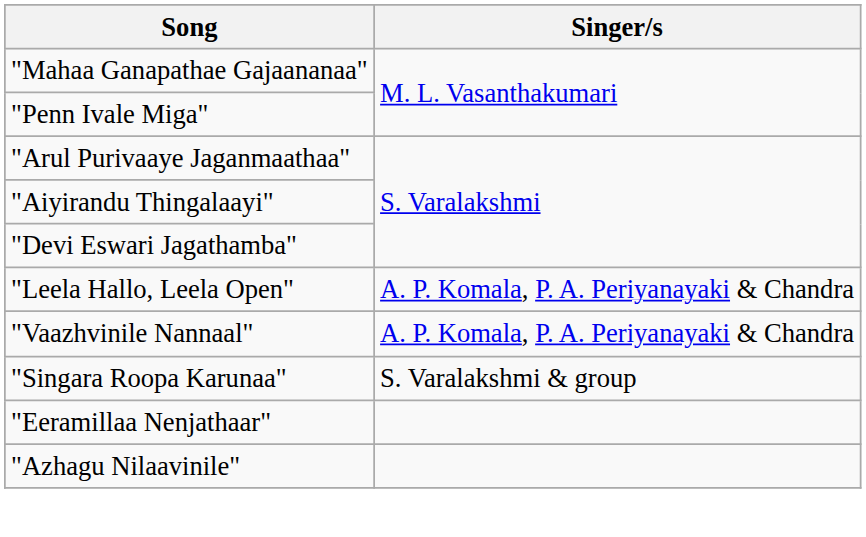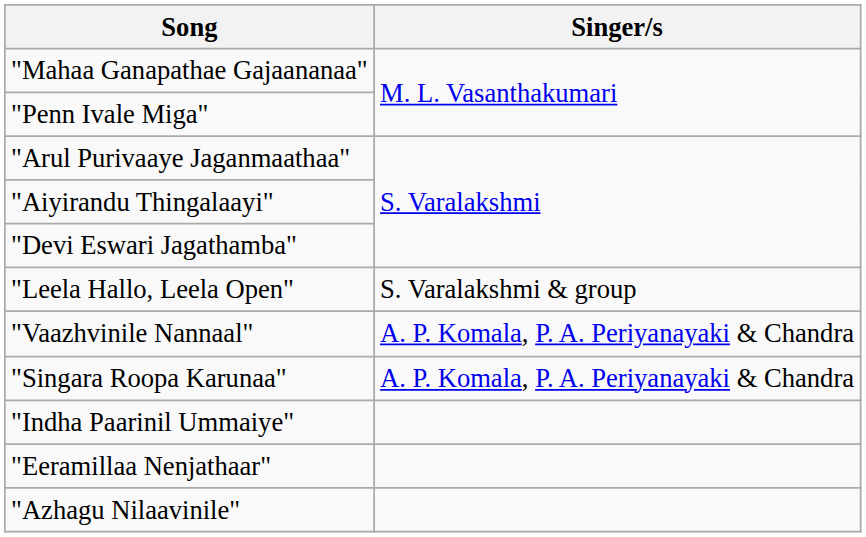(617, 289) A. P. Komala, P. A. Periyanayaki & Chandra -> (508, 289) S. Varalakshmi & group
(508, 377) S. Varalakshmi & group -> (617, 377) A. P. Komala, P. A. Periyanayaki & Chandra
+ row: (153, 421)
